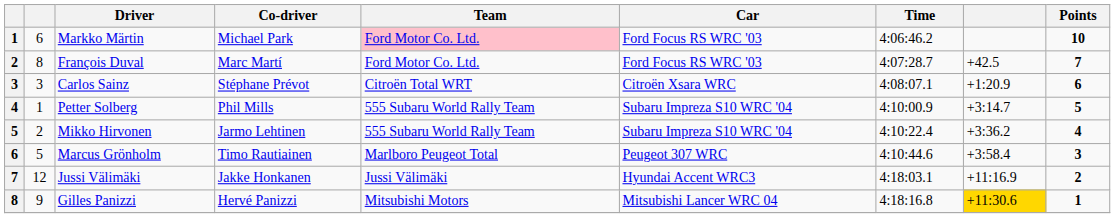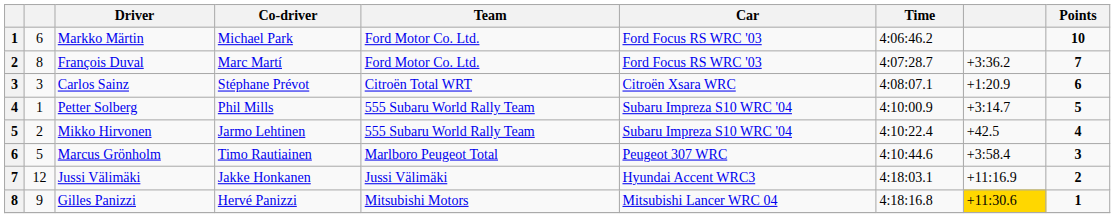(422, 38) pink background -> (422, 38) no background
(983, 61) +42.5 -> (989, 61) +3:36.2
(989, 131) +3:36.2 -> (983, 131) +42.5
